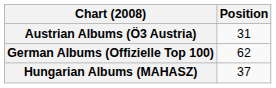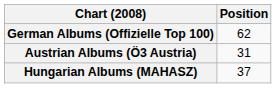rows swapped: (111, 33) <-> (111, 53)
